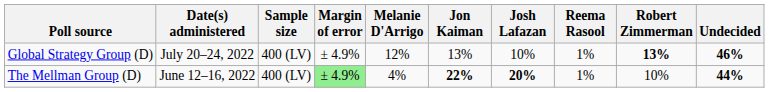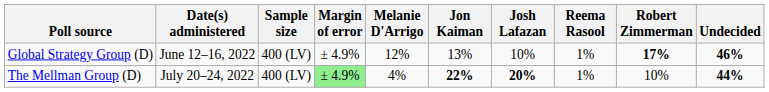(207, 54) July 20–24, 2022 -> (207, 54) June 12–16, 2022
(656, 54) 13% -> (656, 54) 17%
(207, 76) June 12–16, 2022 -> (207, 76) July 20–24, 2022
